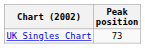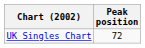(117, 36) 73 -> (117, 36) 72
